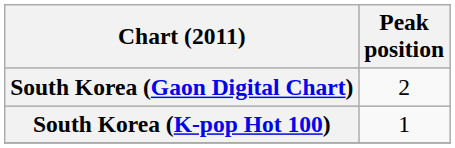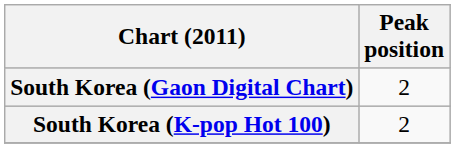(404, 124) 1 -> (404, 124) 2
